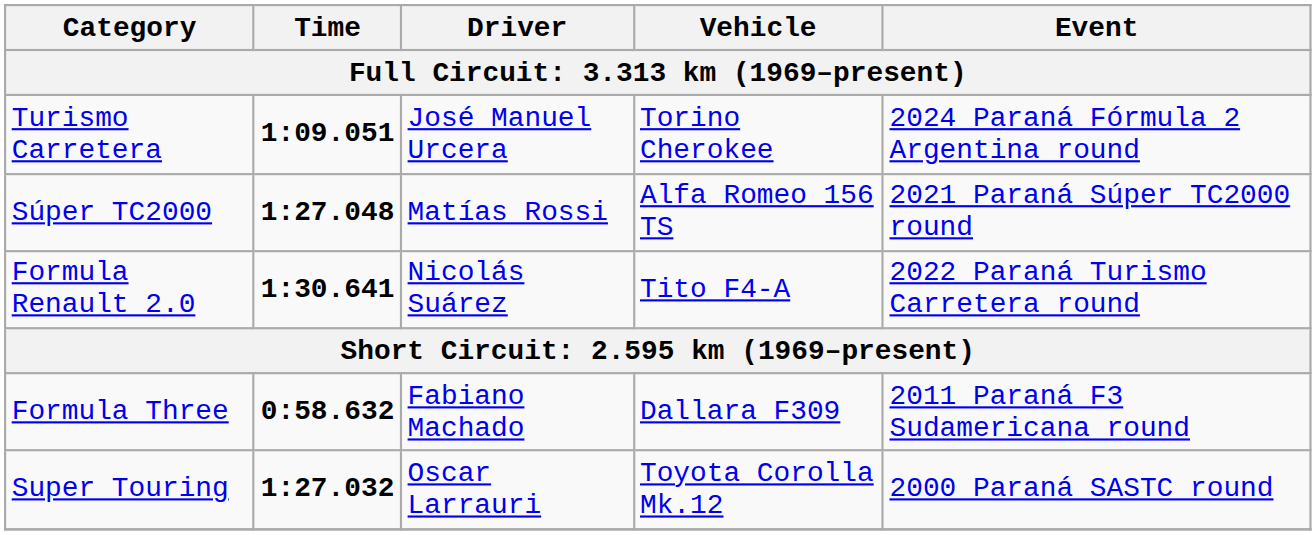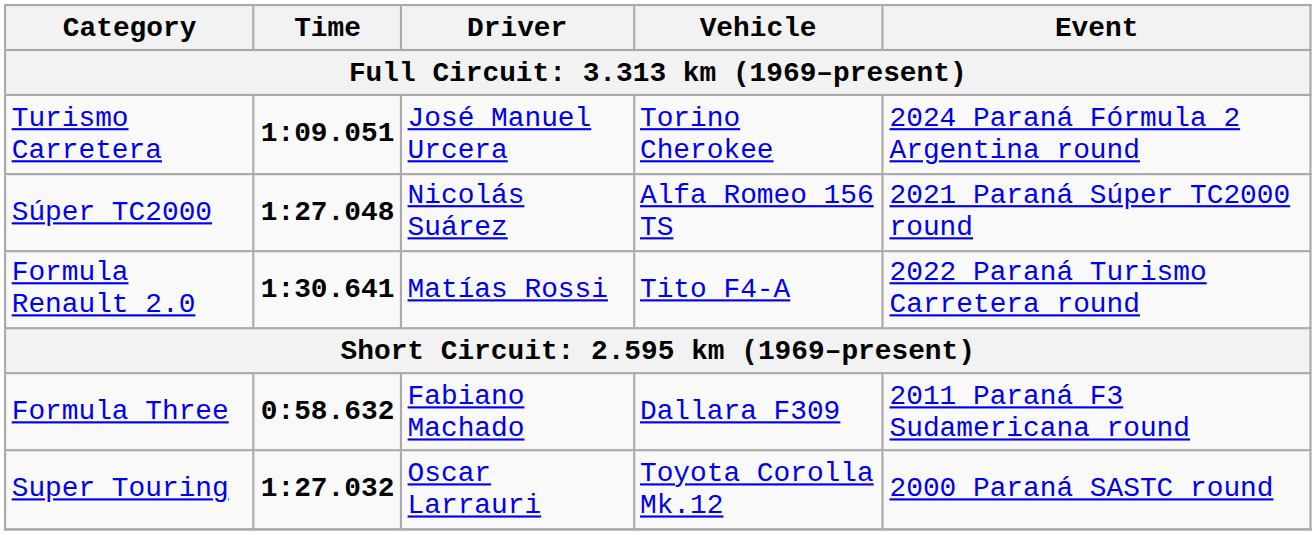(508, 212) Matías Rossi -> (466, 212) Nicolás Suárez
(466, 289) Nicolás Suárez -> (508, 289) Matías Rossi
